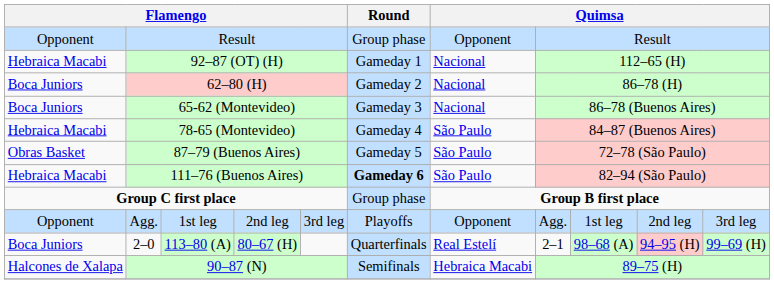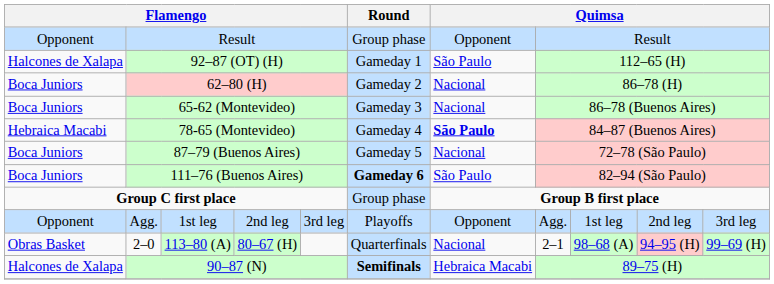(57, 61) Hebraica Macabi -> (65, 61) Halcones de Xalapa
(459, 61) Nacional -> (462, 61) São Paulo
(462, 130) normal -> (464, 130) bold
(46, 152) Obras Basket -> (45, 152) Boca Juniors
(462, 152) São Paulo -> (459, 152) Nacional
(57, 175) Hebraica Macabi -> (45, 175) Boca Juniors
(45, 244) Boca Juniors -> (46, 244) Obras Basket
(465, 244) Real Estelí -> (459, 244) Nacional
(389, 267) normal -> (389, 267) bold
